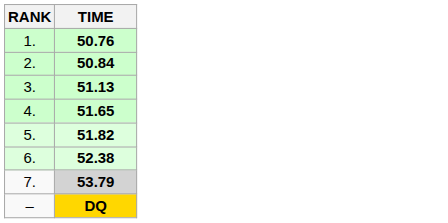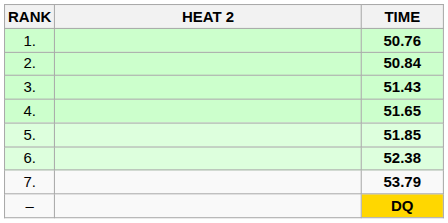+ column: (208, 17)
(96, 88) 51.13 -> (402, 88) 51.43
(96, 135) 51.82 -> (402, 135) 51.85
(96, 182) lightgrey background -> (402, 182) no background
